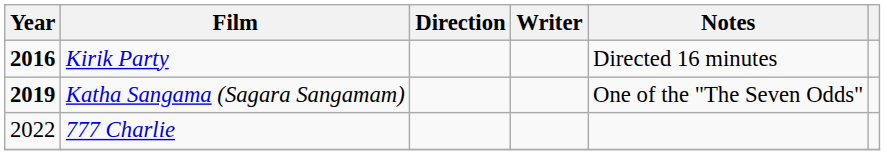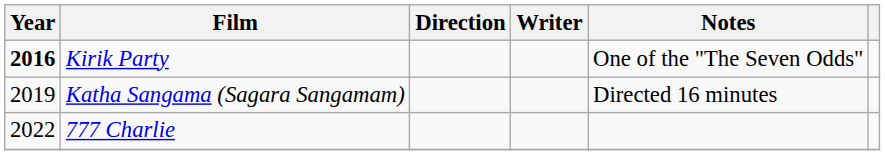(685, 58) Directed 16 minutes -> (728, 58) One of the "The Seven Odds"
(33, 94) bold -> (33, 94) normal
(728, 94) One of the "The Seven Odds" -> (685, 94) Directed 16 minutes
